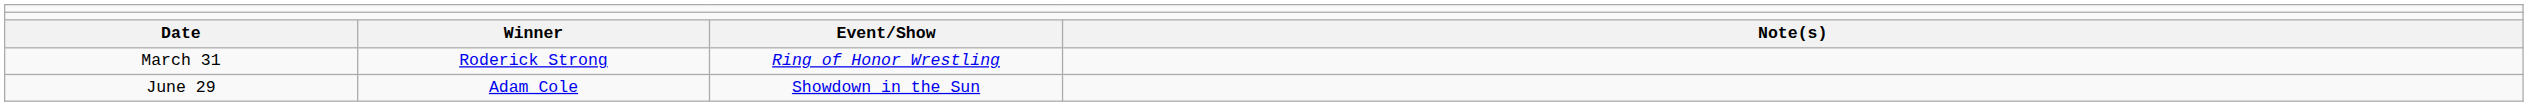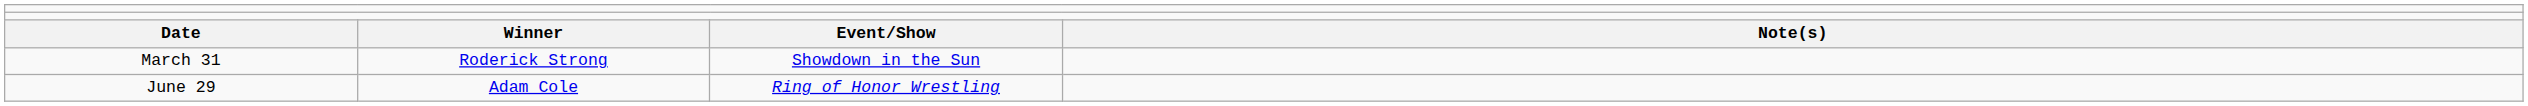(886, 61) Ring of Honor Wrestling -> (886, 61) Showdown in the Sun
(886, 88) Showdown in the Sun -> (886, 88) Ring of Honor Wrestling
